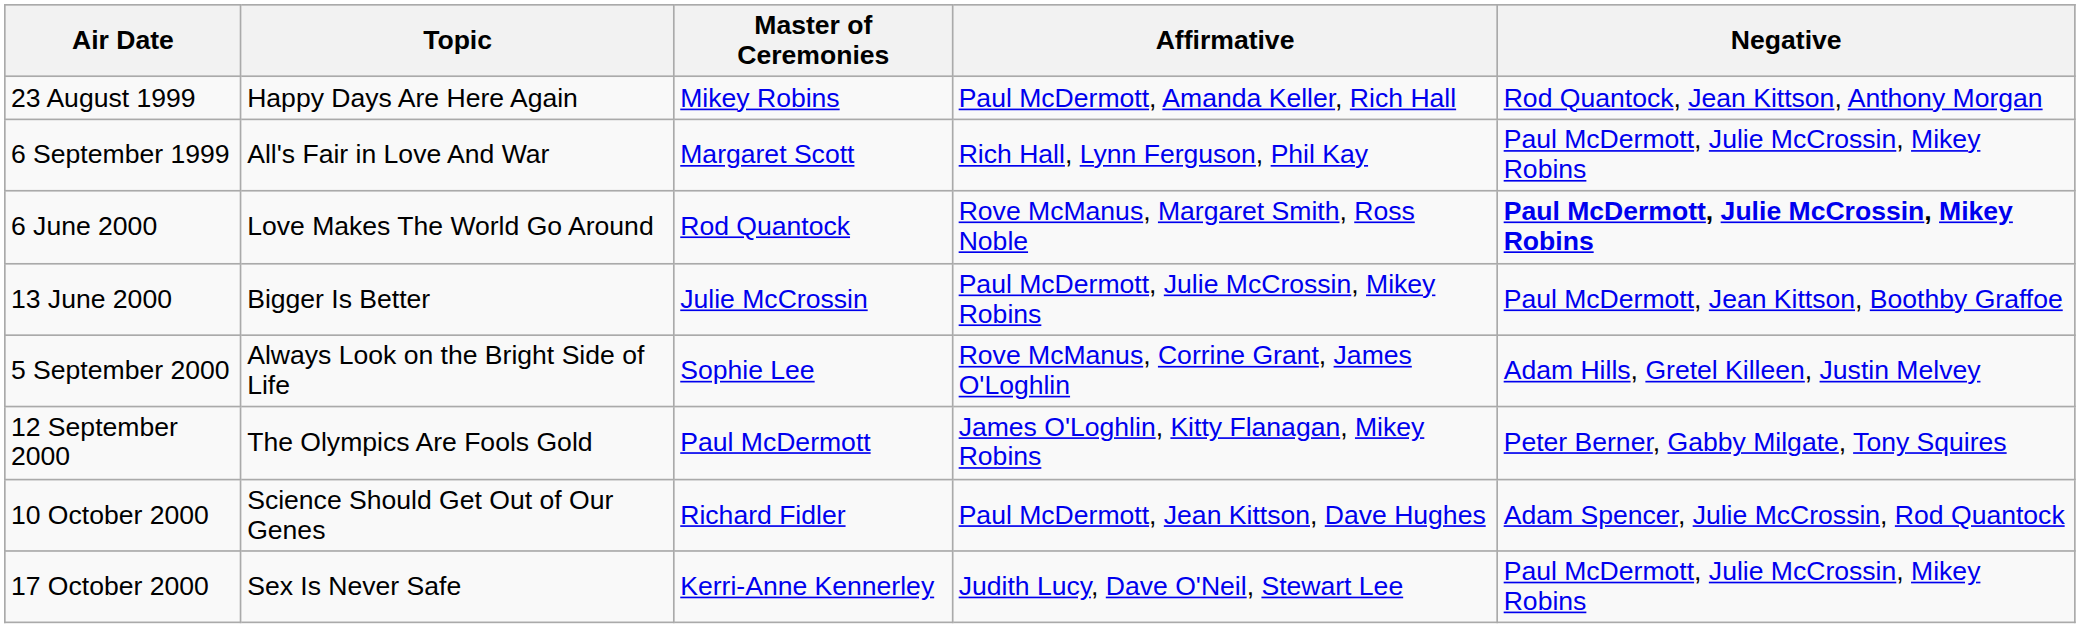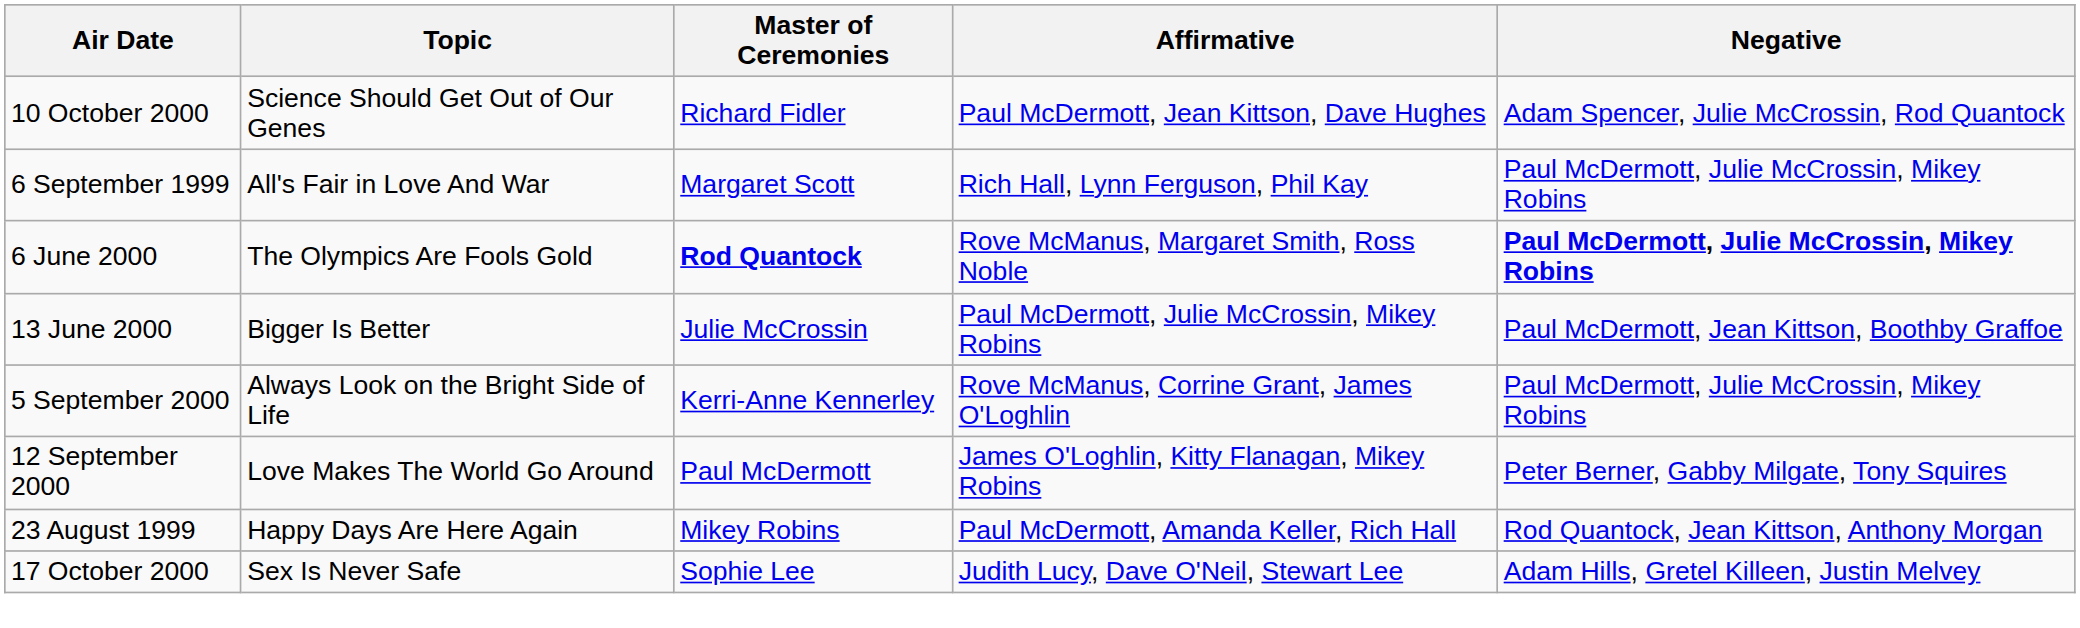rows swapped: (103, 97) <-> (110, 514)
(450, 226) Love Makes The World Go Around -> (420, 256) The Olympics Are Fools Gold
(765, 226) normal -> (771, 256) bold
(747, 370) Sophie Lee -> (807, 400) Kerri-Anne Kennerley
(1742, 370) Adam Hills, Gretel Killeen, Justin Melvey -> (1742, 400) Paul McDermott, Julie McCrossin, Mikey Robins
(420, 442) The Olympics Are Fools Gold -> (450, 472) Love Makes The World Go Around
(807, 586) Kerri-Anne Kennerley -> (747, 571) Sophie Lee
(1742, 586) Paul McDermott, Julie McCrossin, Mikey Robins -> (1742, 571) Adam Hills, Gretel Killeen, Justin Melvey
